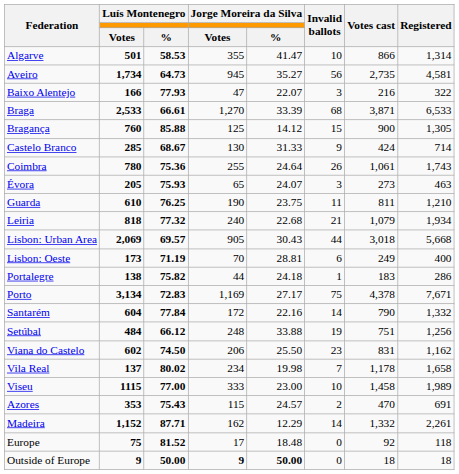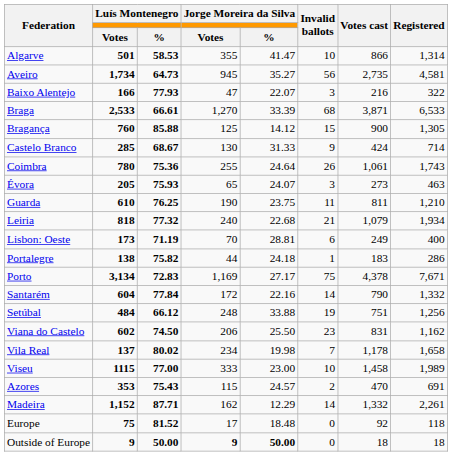- row: (52, 239)
